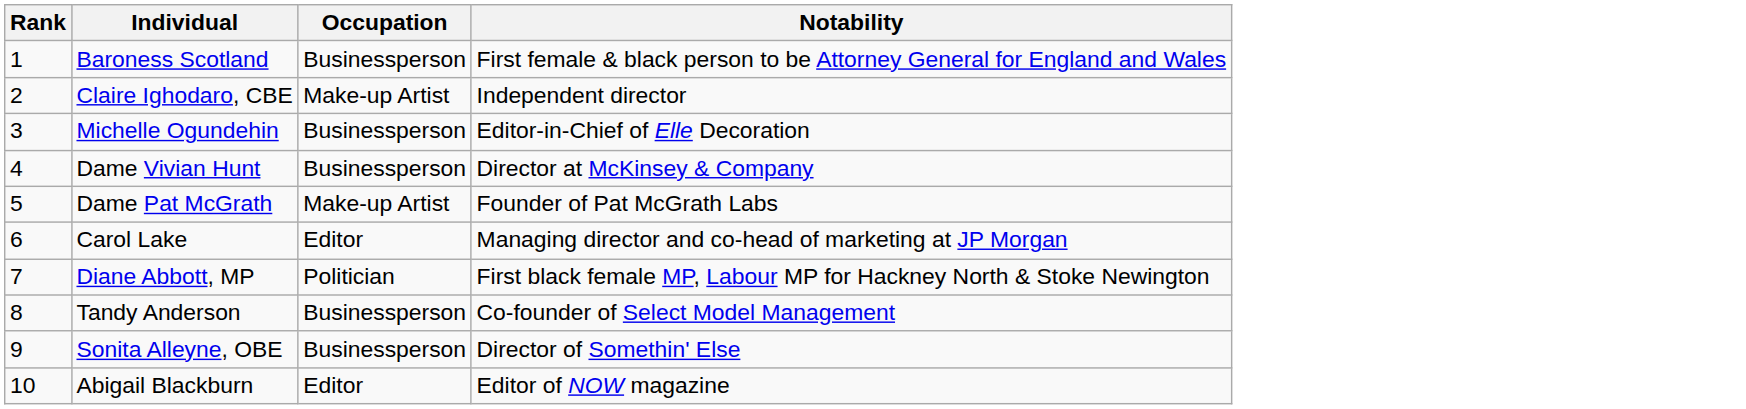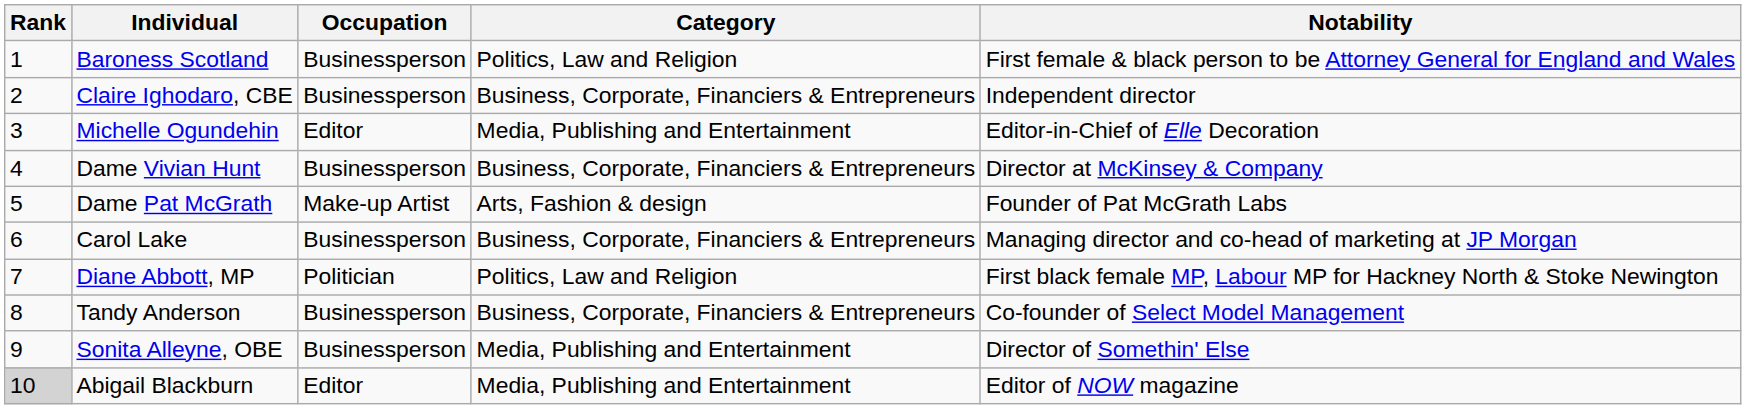+ column: (726, 22)
(376, 95) Make-up Artist -> (385, 95) Businessperson
(385, 131) Businessperson -> (333, 131) Editor
(333, 240) Editor -> (385, 240) Businessperson
(23, 385) no background -> (23, 385) lightgrey background
